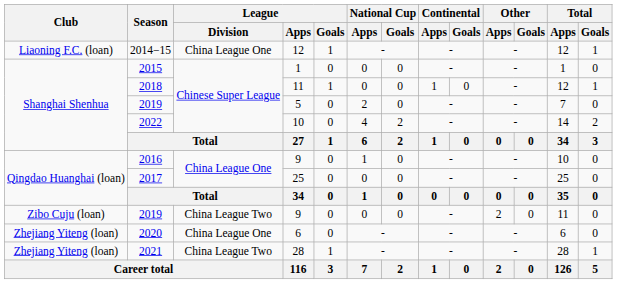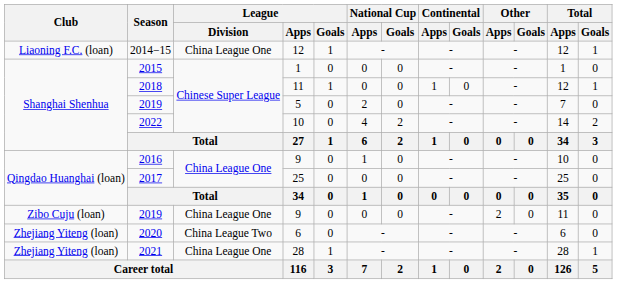(228, 214) China League Two -> (228, 214) China League One
(228, 232) China League One -> (228, 232) China League Two
(228, 251) China League Two -> (228, 251) China League One
